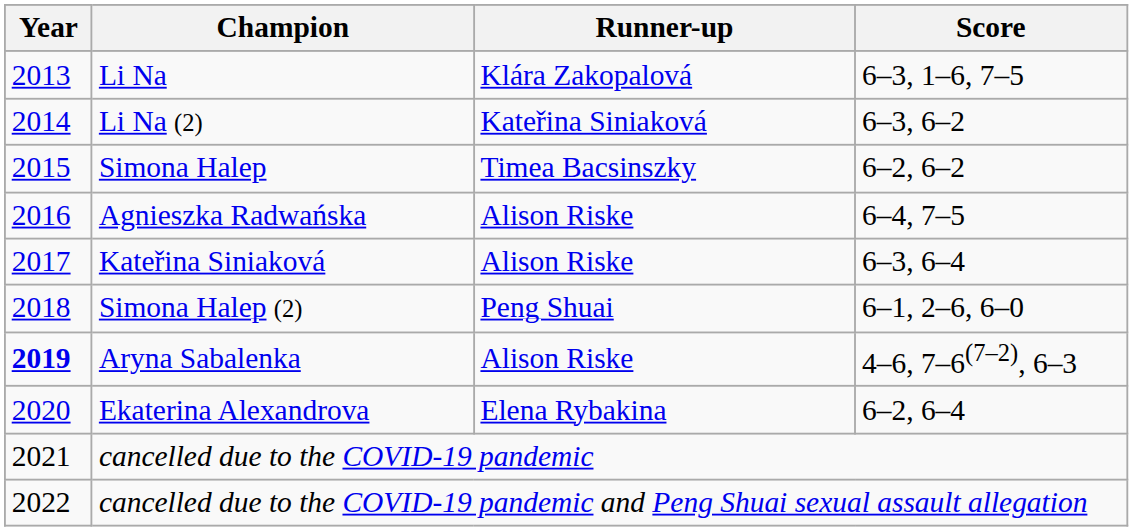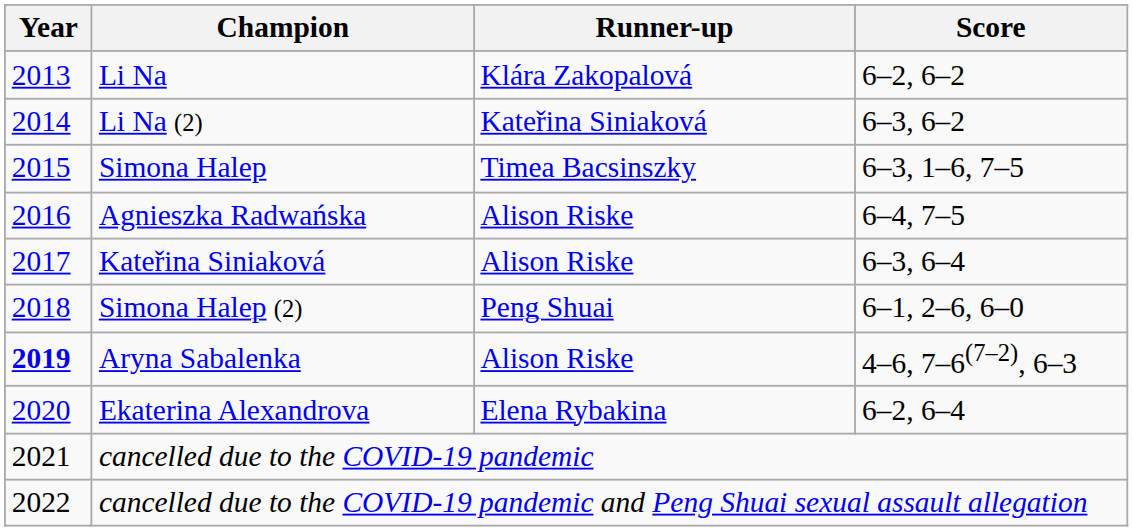(943, 74) 6–3, 1–6, 7–5 -> (914, 74) 6–2, 6–2
(914, 167) 6–2, 6–2 -> (943, 167) 6–3, 1–6, 7–5
